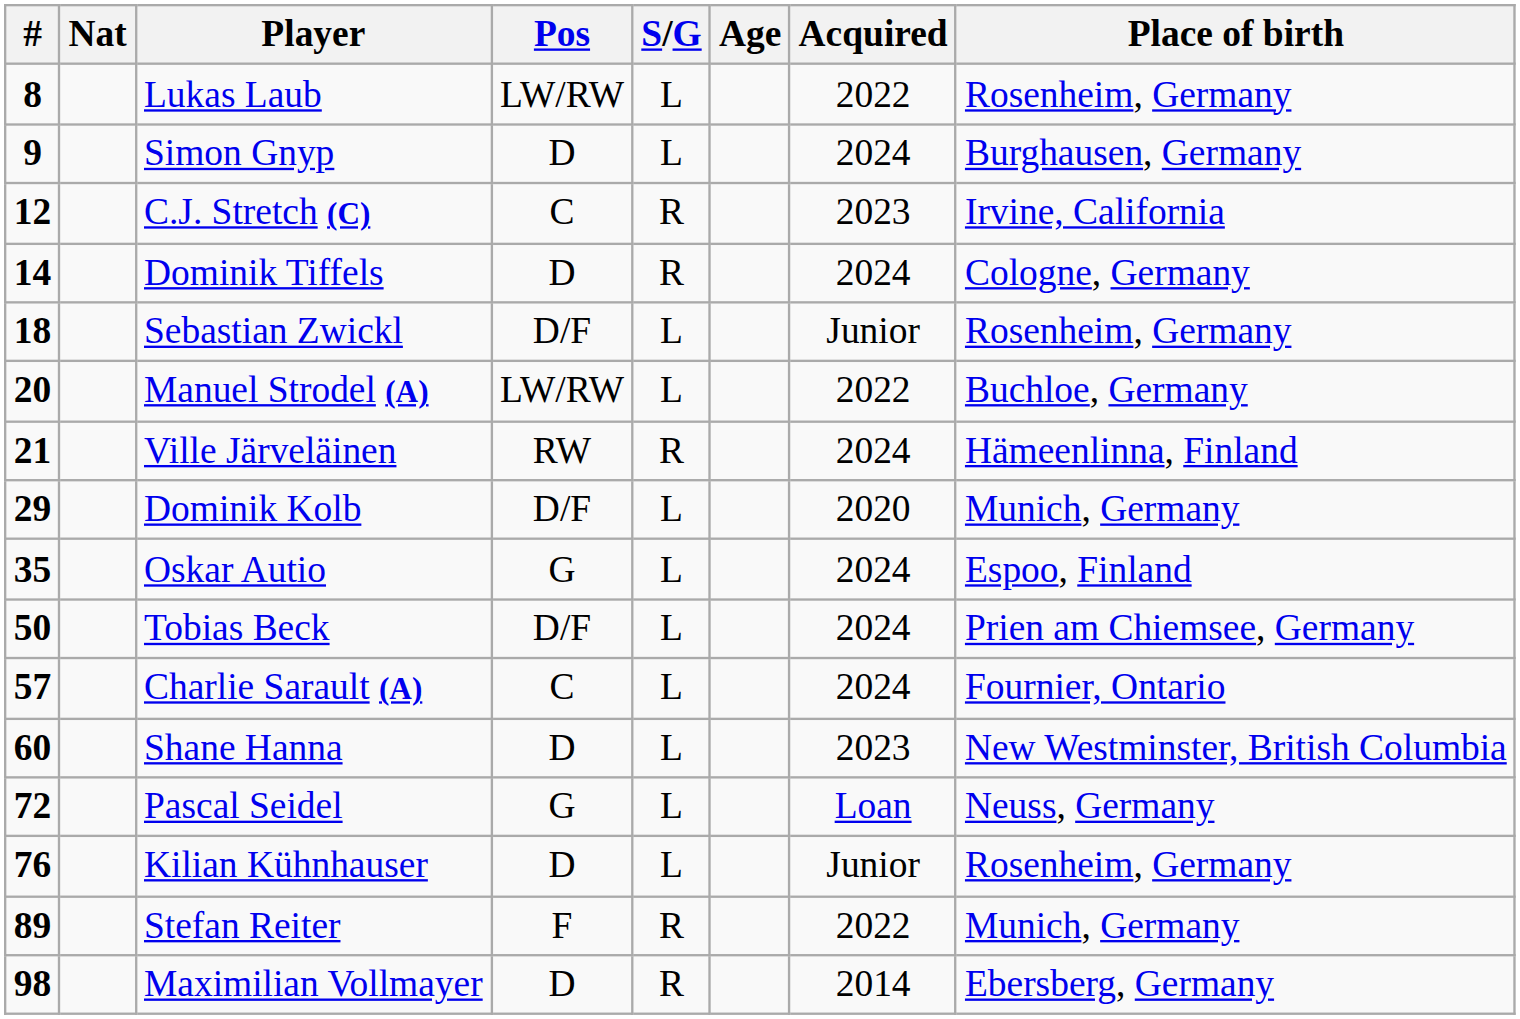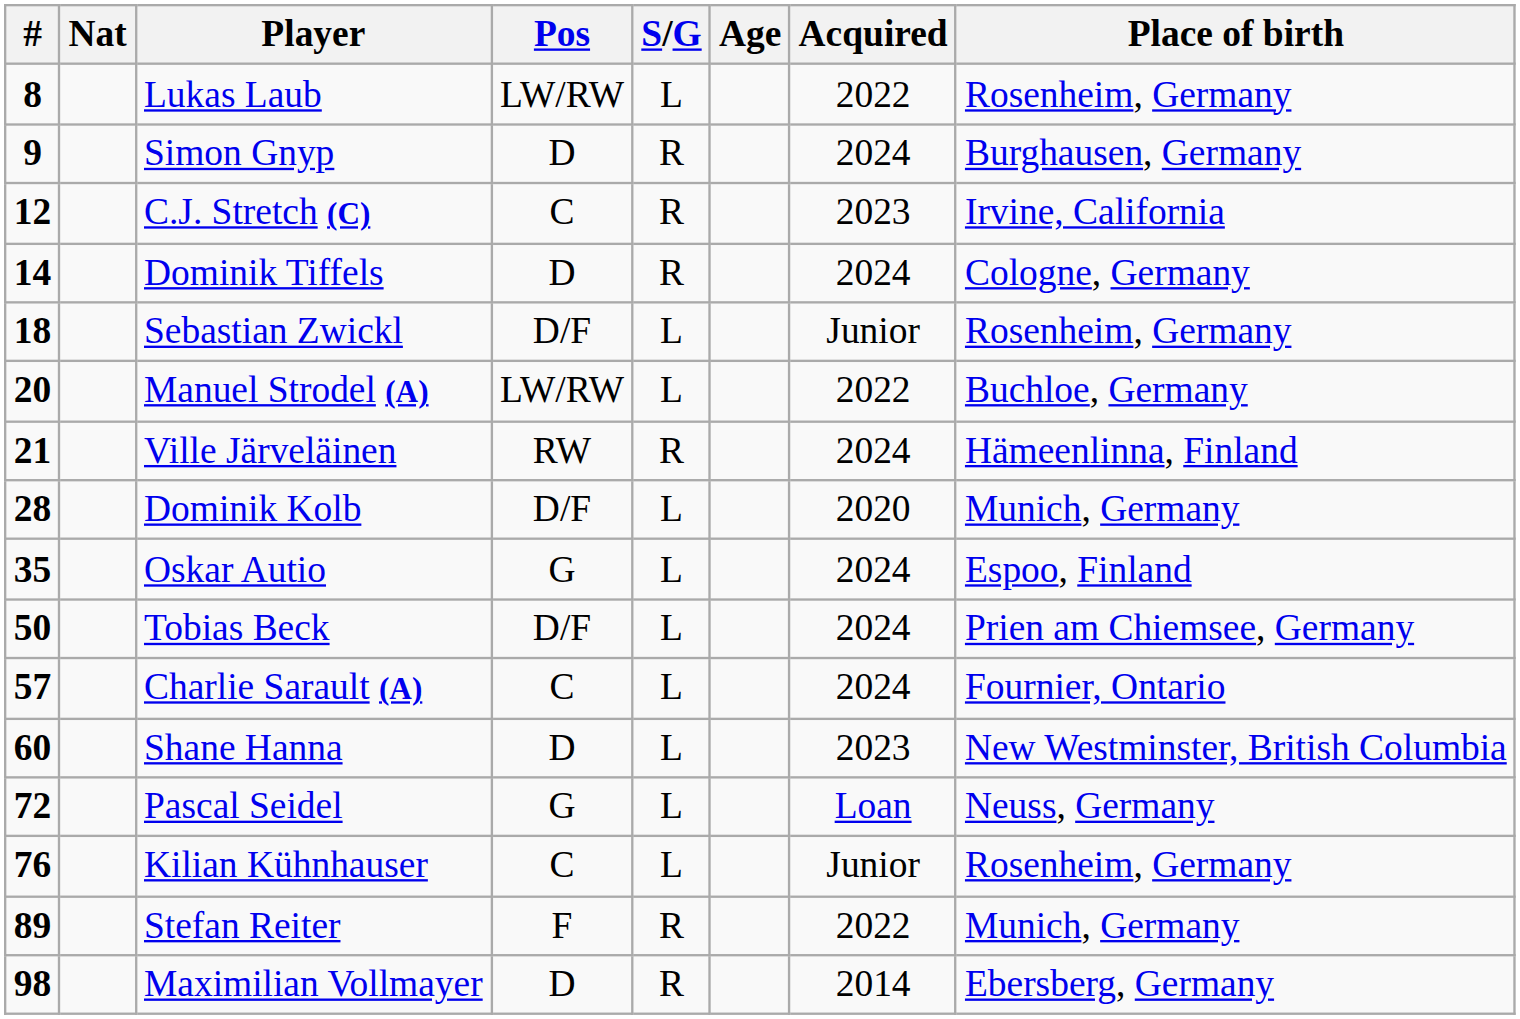(671, 152) L -> (671, 152) R
(33, 509) 29 -> (33, 509) 28
(562, 865) D -> (562, 865) C
